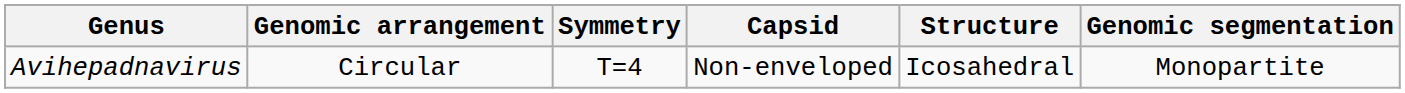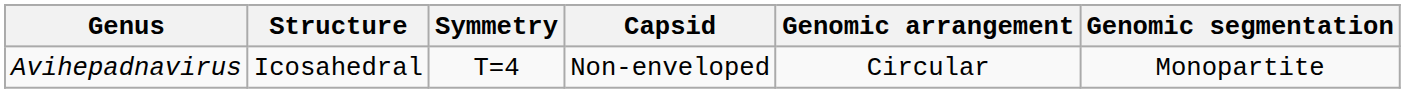columns swapped: (990, 26) <-> (400, 26)
